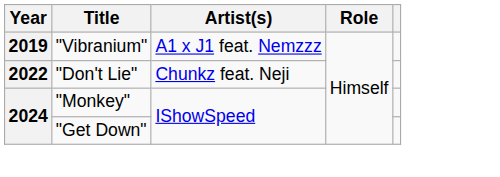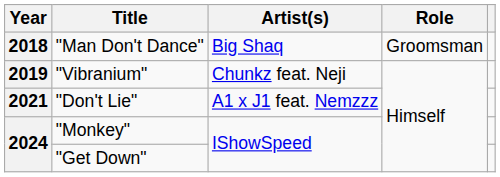+ row: (130, 46)
(239, 46) A1 x J1 feat. Nemzzz -> (279, 74) Chunkz feat. Neji
(28, 74) 2022 -> (28, 102) 2021
(222, 74) Chunkz feat. Neji -> (295, 102) A1 x J1 feat. Nemzzz
